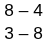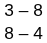rows swapped: (24, 10) <-> (24, 34)
